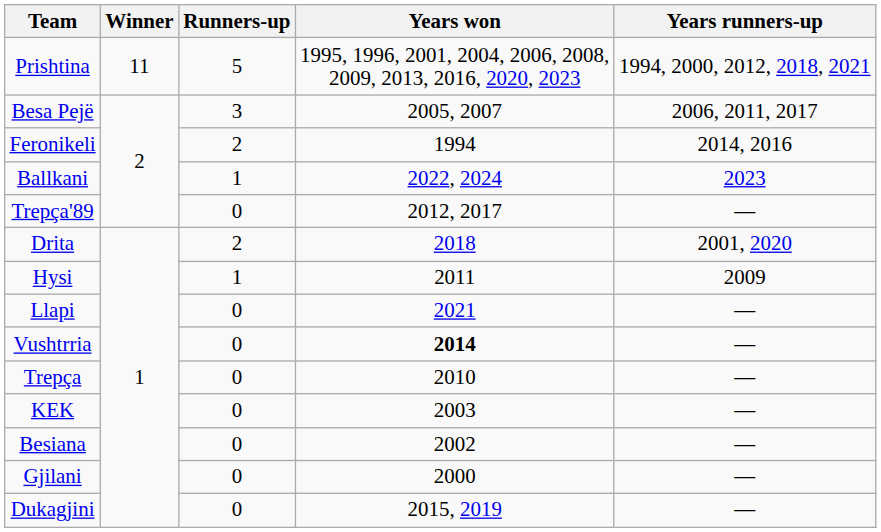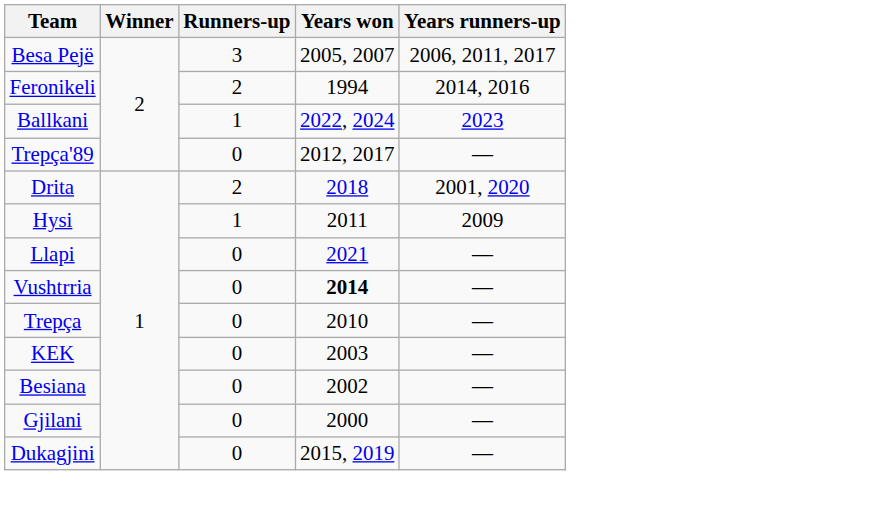- row: (53, 66)
